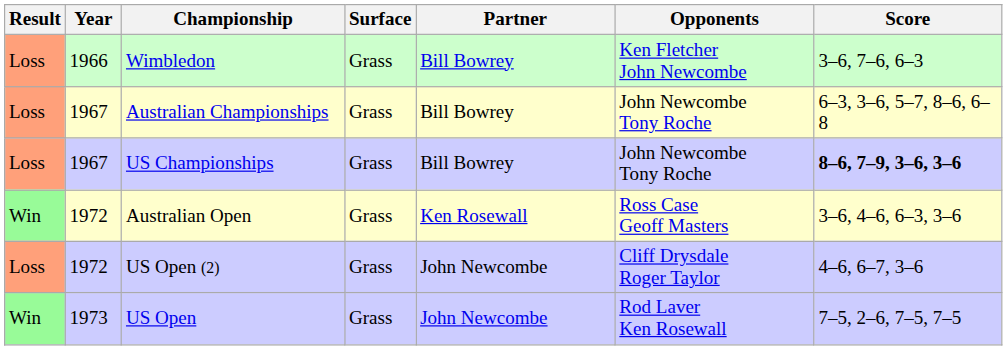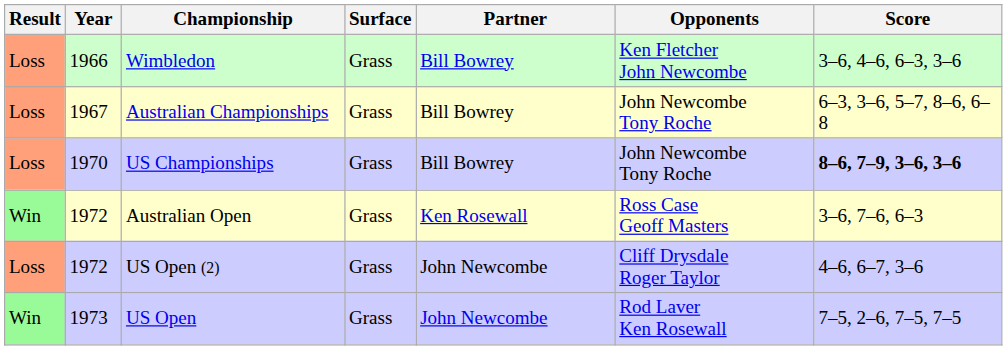(871, 60) 3–6, 7–6, 6–3 -> (890, 60) 3–6, 4–6, 6–3, 3–6
(89, 163) 1967 -> (89, 163) 1970
(890, 215) 3–6, 4–6, 6–3, 3–6 -> (871, 215) 3–6, 7–6, 6–3
